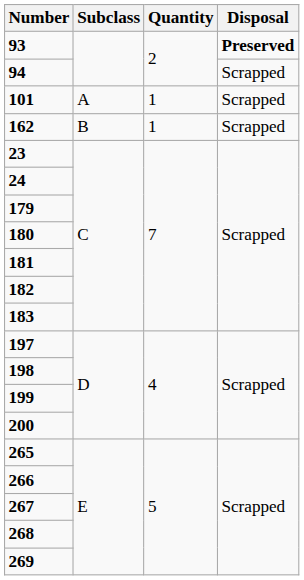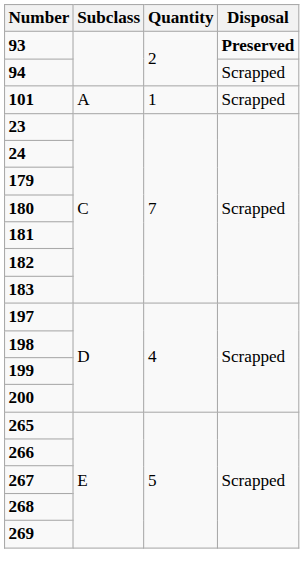- row: (21, 126)
